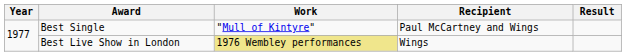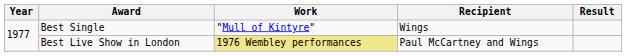(469, 28) Paul McCartney and Wings -> (414, 28) Wings
(414, 44) Wings -> (469, 44) Paul McCartney and Wings
